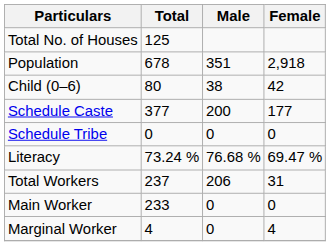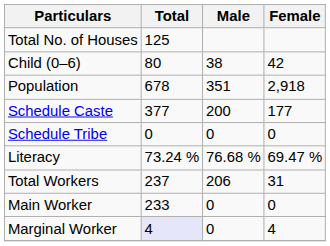rows swapped: (43, 63) <-> (44, 87)
(149, 228) no background -> (149, 228) lavender background
